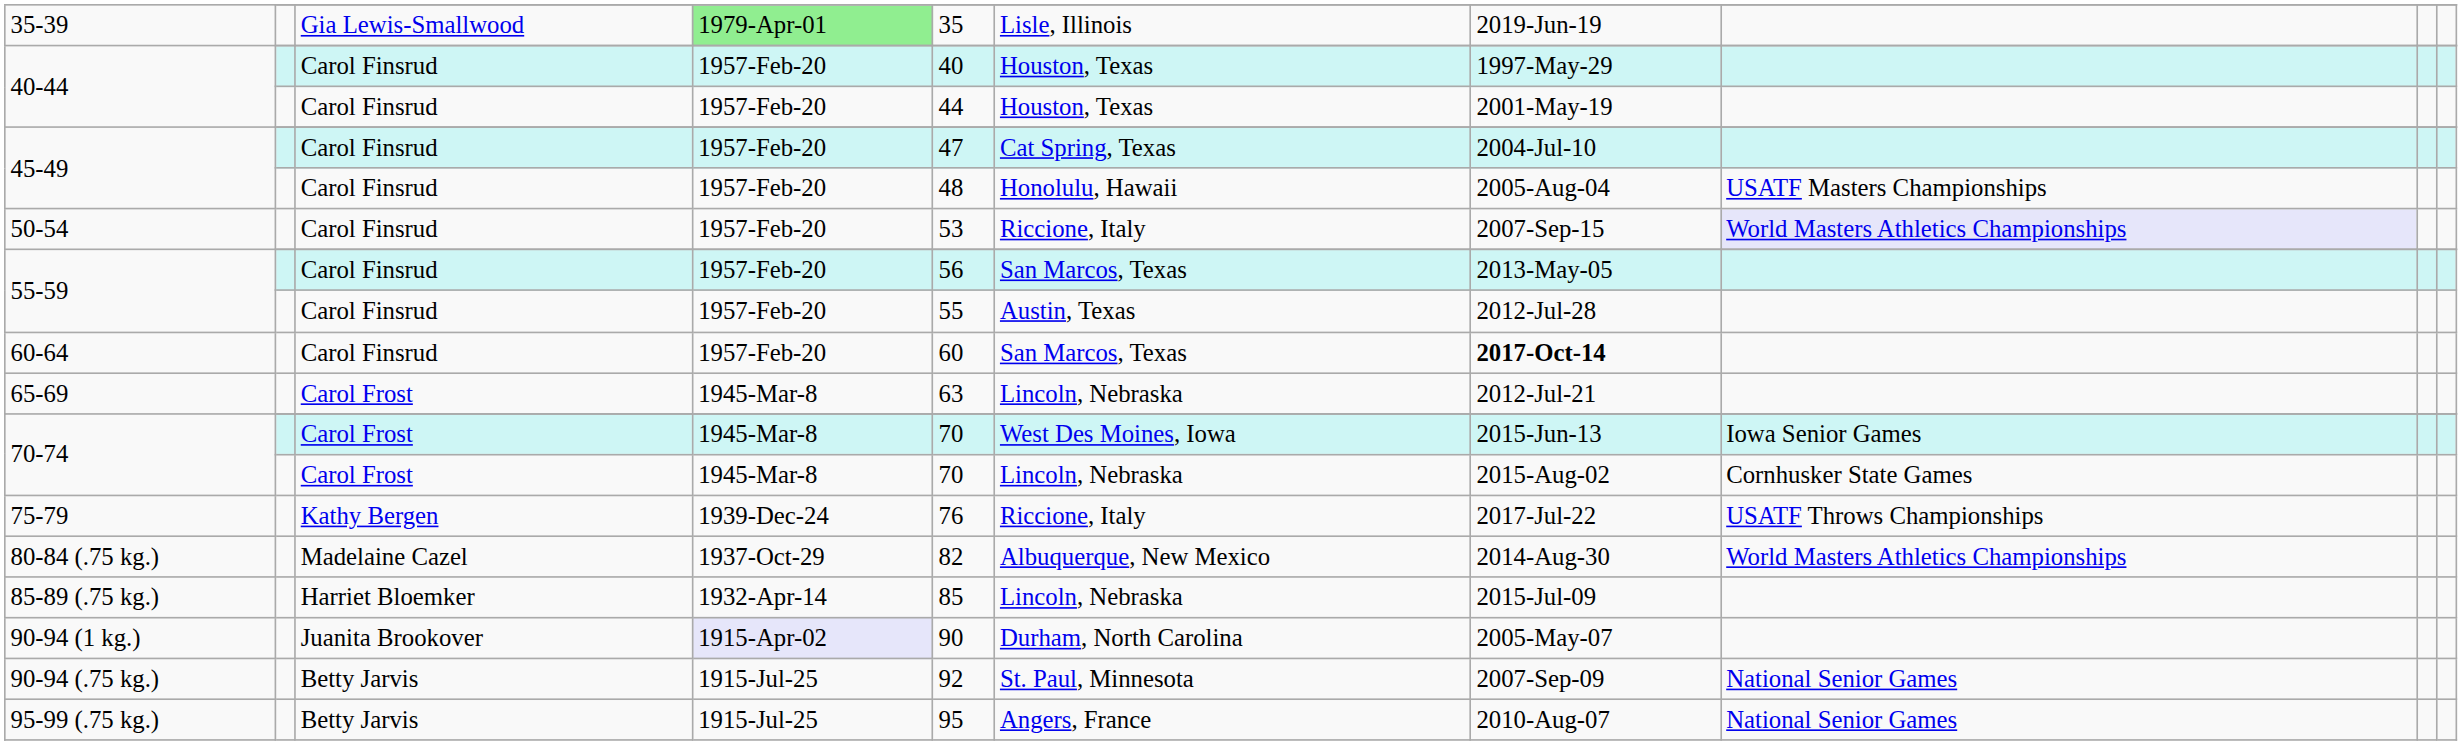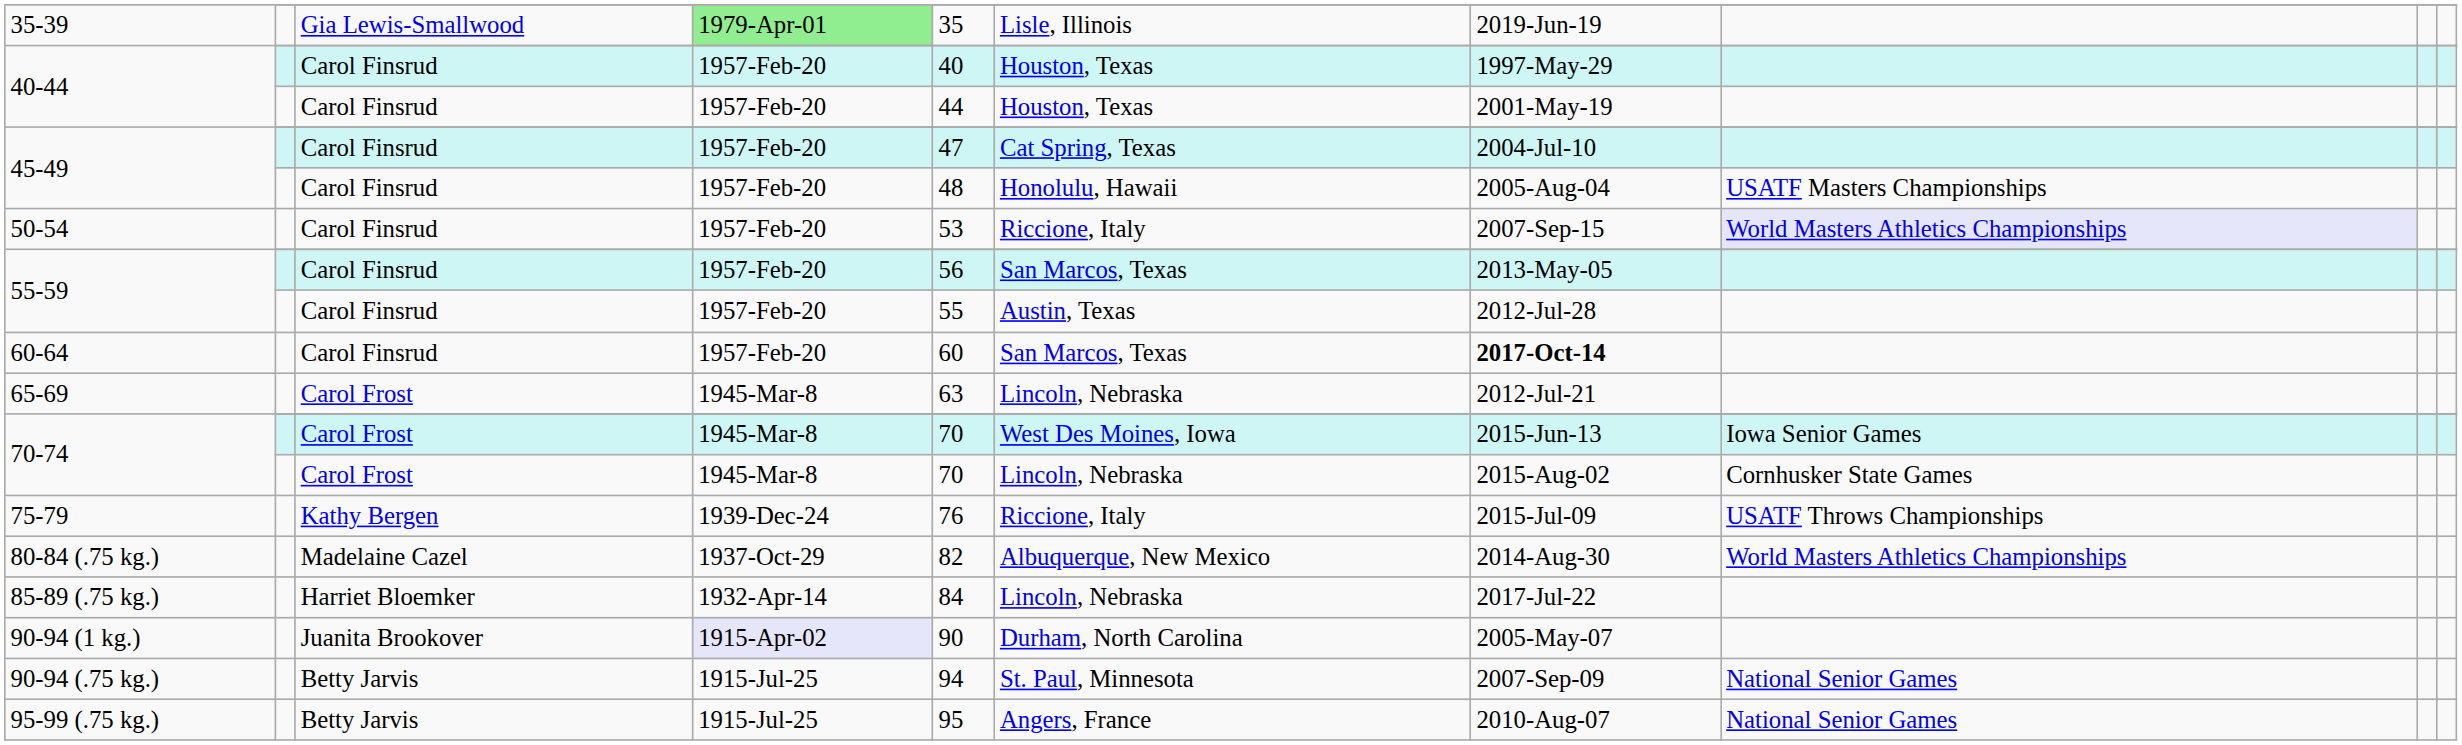(1536, 515) 2017-Jul-22 -> (1536, 515) 2015-Jul-09
(951, 597) 85 -> (951, 597) 84
(1536, 597) 2015-Jul-09 -> (1536, 597) 2017-Jul-22
(951, 678) 92 -> (951, 678) 94
